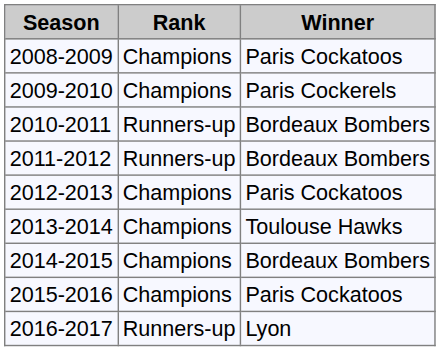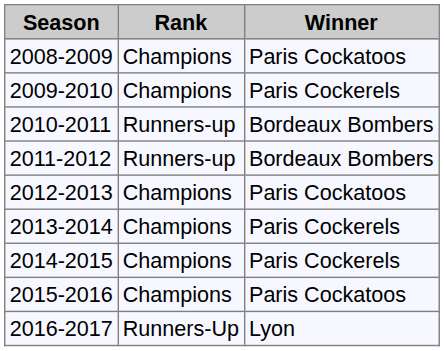(324, 226) Toulouse Hawks -> (324, 226) Paris Cockerels
(338, 260) Bordeaux Bombers -> (324, 260) Paris Cockerels
(179, 328) Runners-up -> (181, 328) Runners-Up
